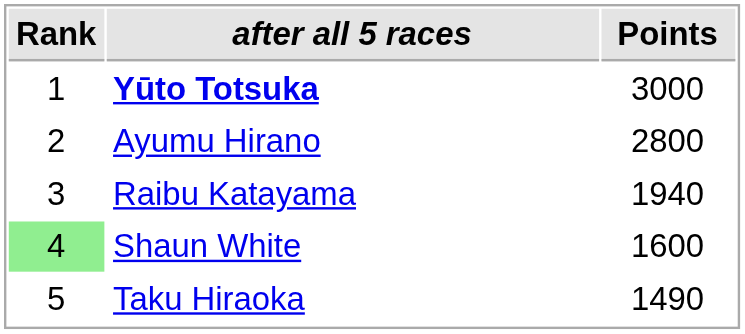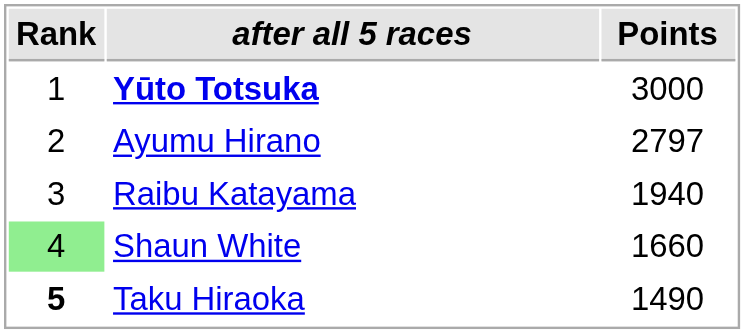(668, 141) 2800 -> (668, 141) 2797
(668, 247) 1600 -> (668, 247) 1660
(56, 299) normal -> (56, 299) bold
